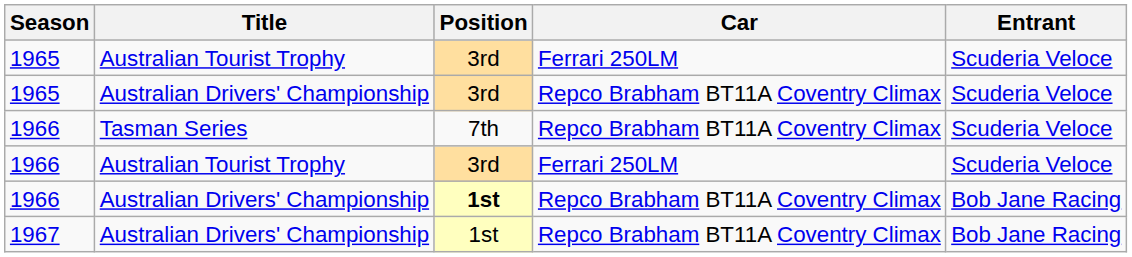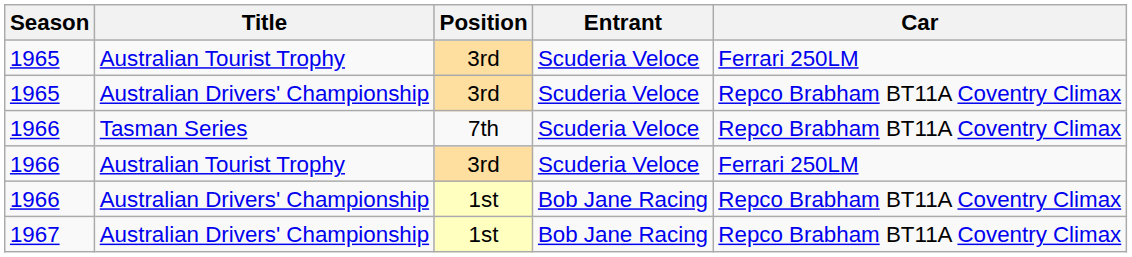columns swapped: (739, 23) <-> (1036, 23)
(484, 199) bold -> (484, 199) normal
